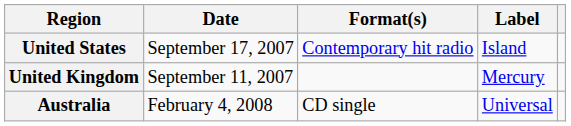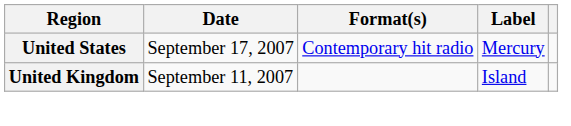(504, 47) Island -> (513, 47) Mercury
(513, 76) Mercury -> (504, 76) Island
- row: (74, 105)
